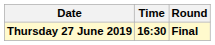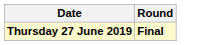- column: (152, 13)
